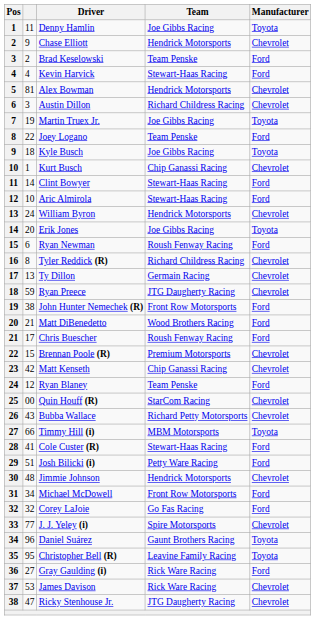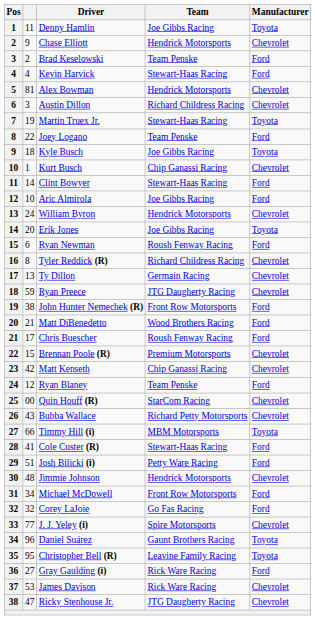(181, 121) Joe Gibbs Racing -> (187, 121) Stewart-Haas Racing
(187, 198) Stewart-Haas Racing -> (181, 198) Joe Gibbs Racing
